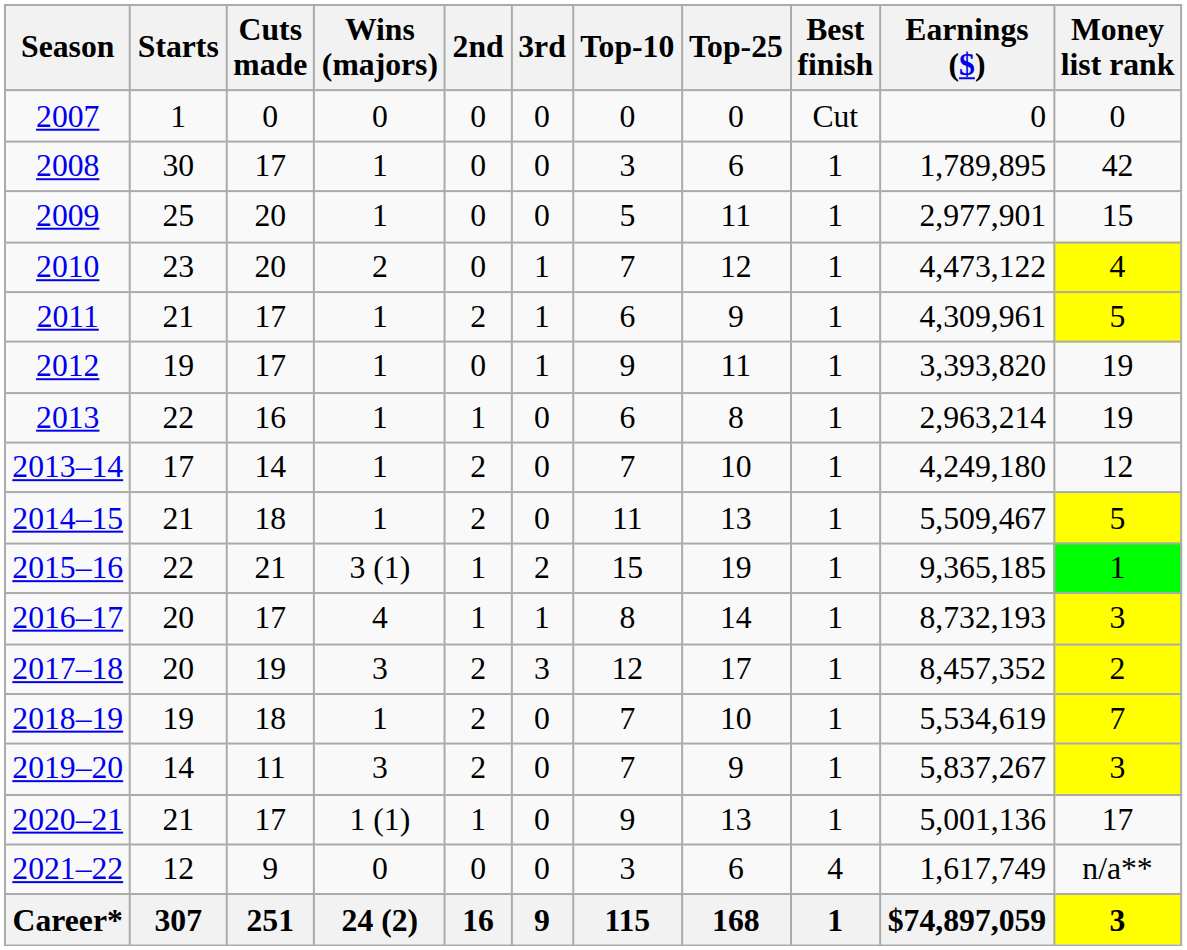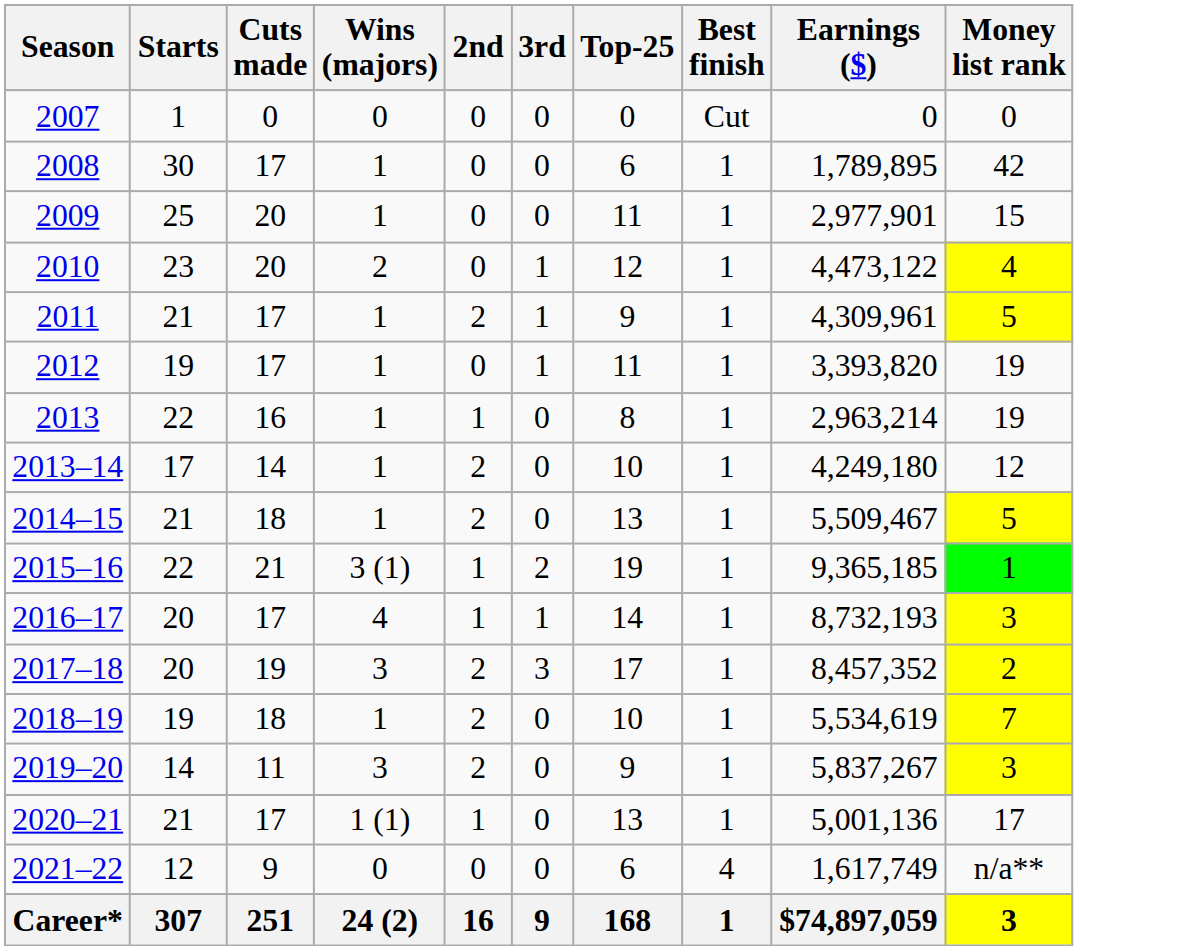- column: (627, 47)
